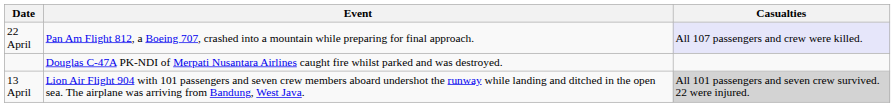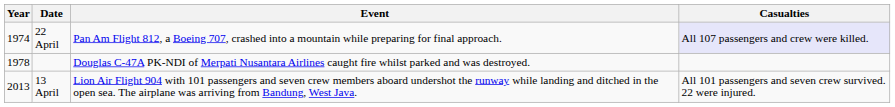+ column: (18, 13)
(778, 86) lightgrey background -> (784, 86) no background
